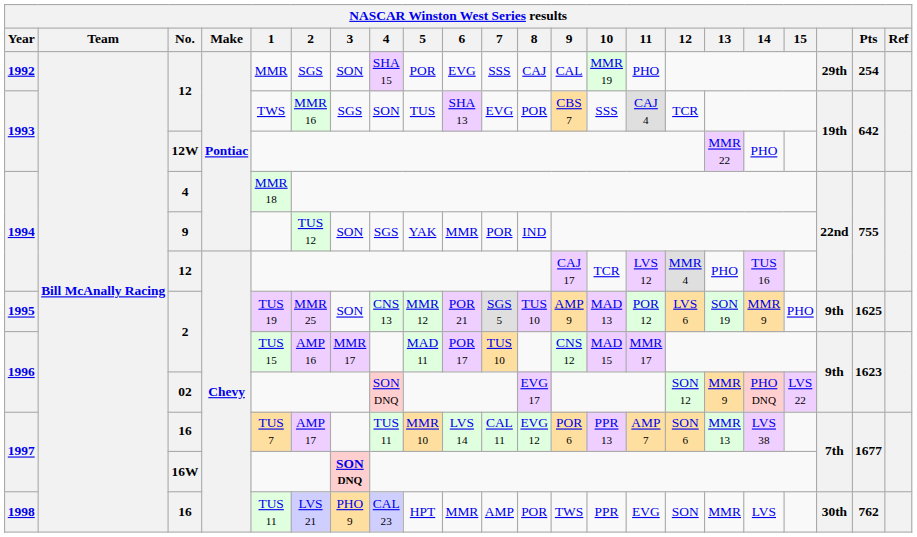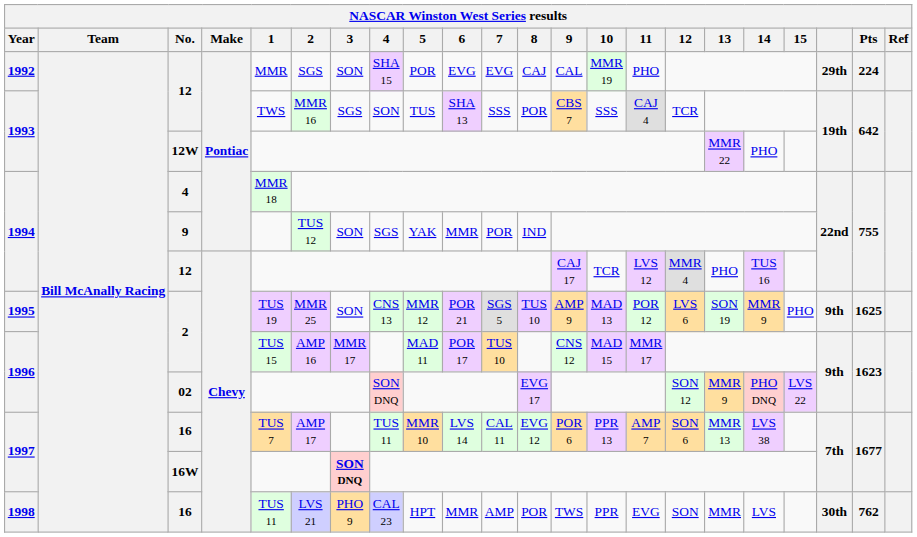(499, 71) SSS -> (499, 71) EVG
(869, 71) 254 -> (869, 71) 224
(499, 111) EVG -> (499, 111) SSS
